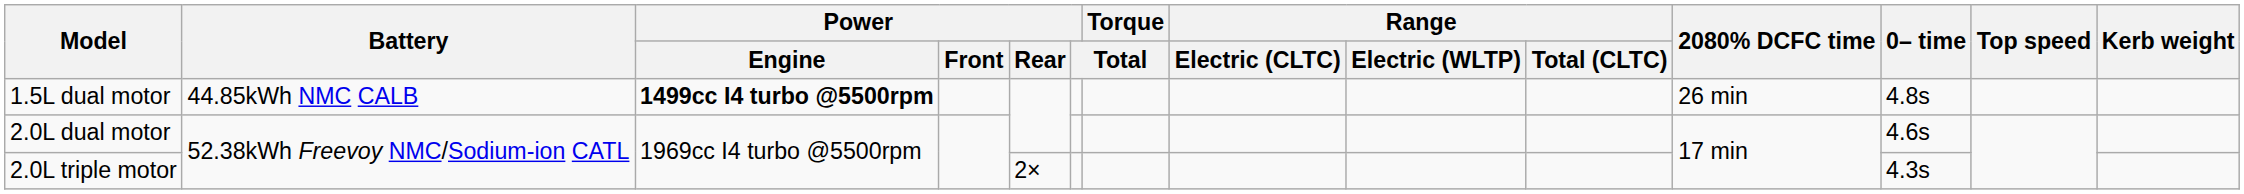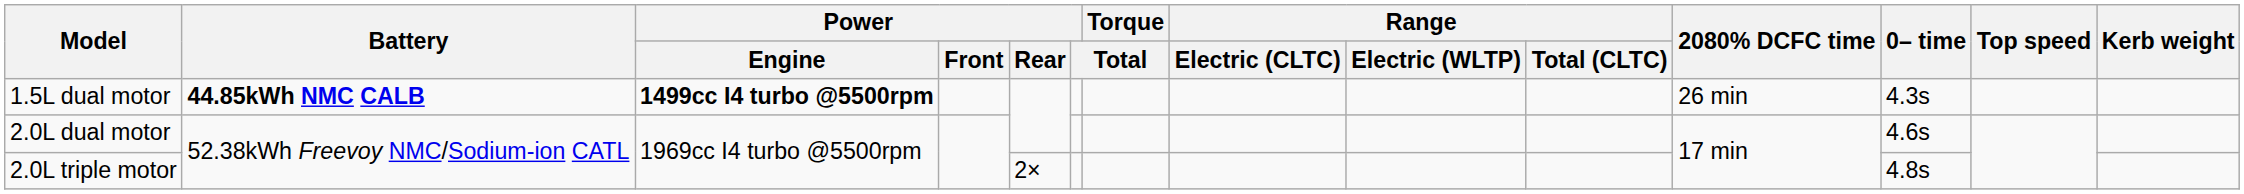(303, 96) normal -> (306, 96) bold
(1908, 96) 4.8s -> (1908, 96) 4.3s
(1908, 170) 4.3s -> (1908, 170) 4.8s
